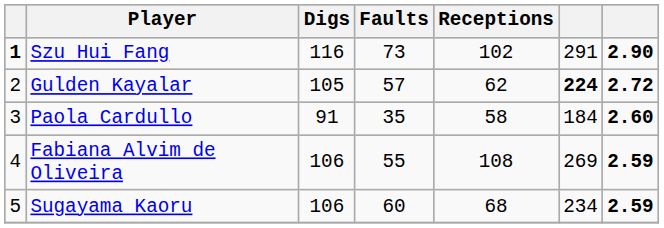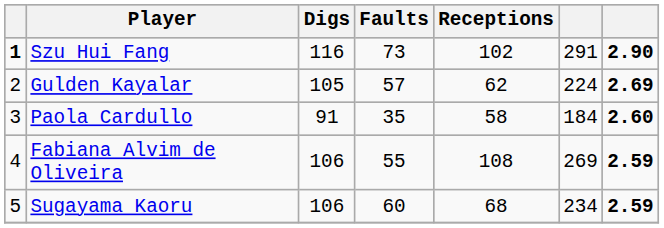(581, 86) bold -> (581, 86) normal
(630, 86) 2.72 -> (630, 86) 2.69
